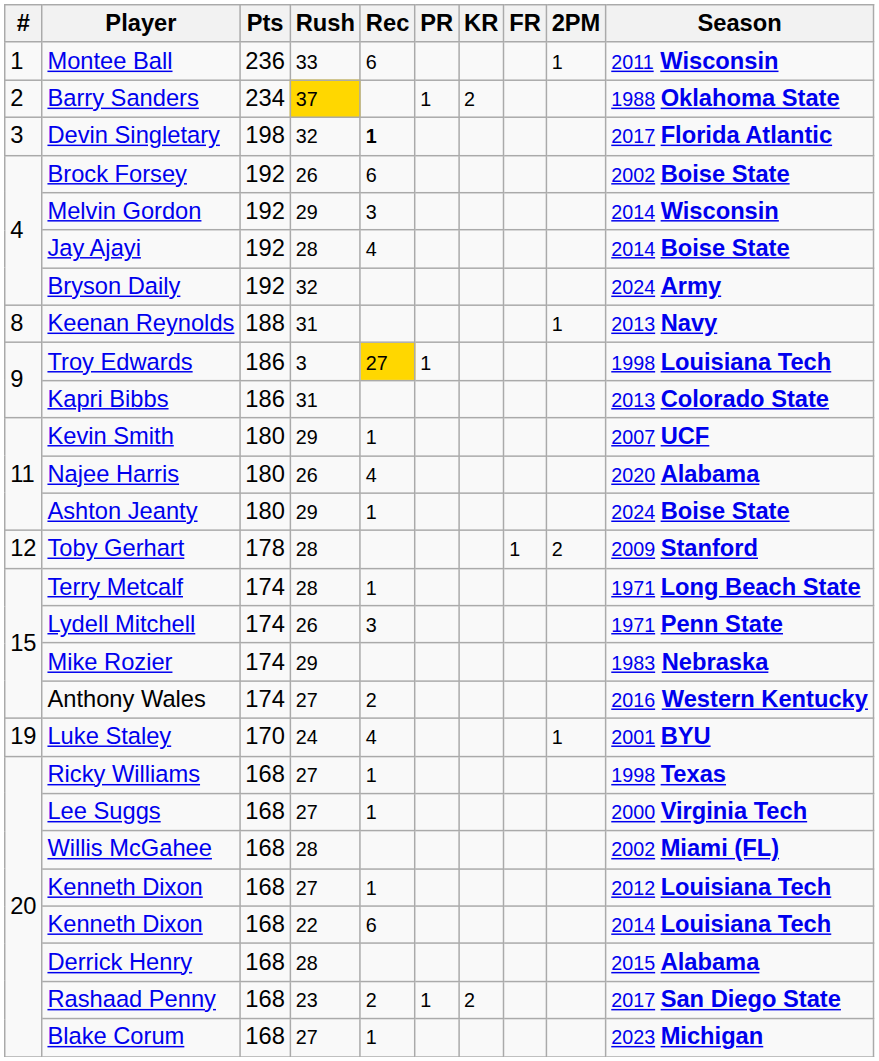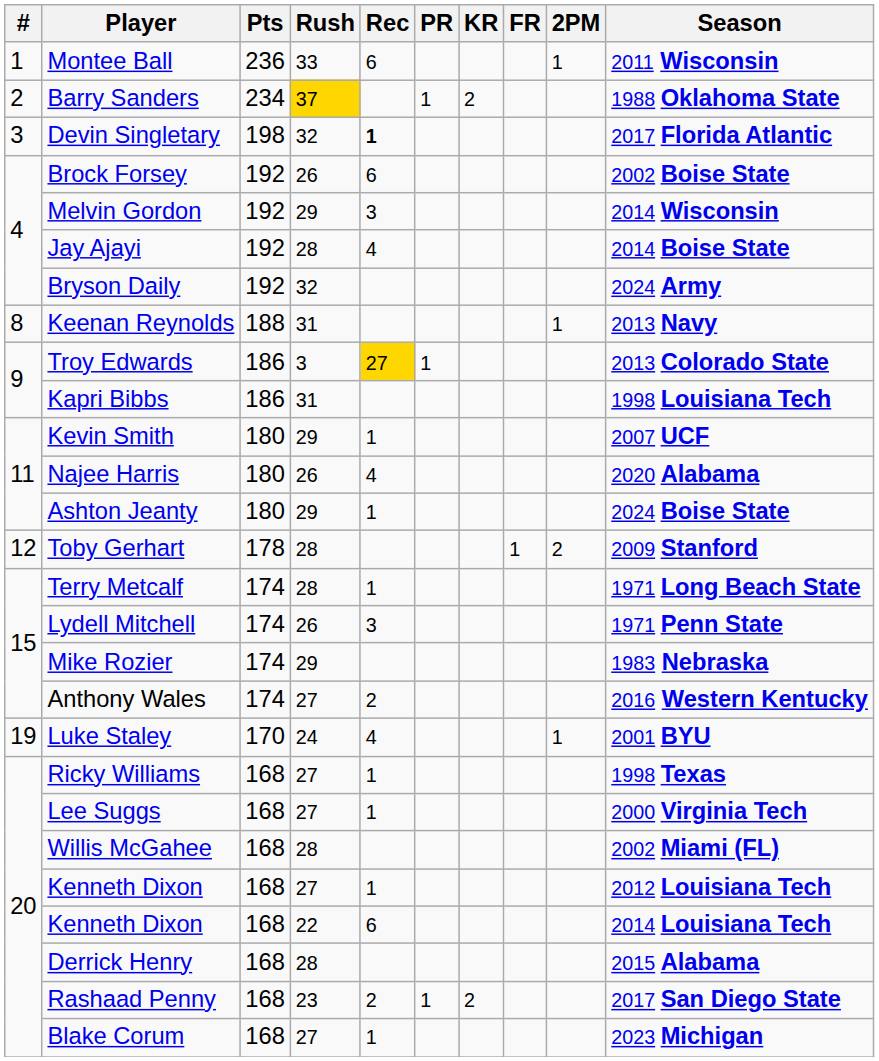(721, 361) 1998 Louisiana Tech -> (720, 361) 2013 Colorado State
(720, 398) 2013 Colorado State -> (721, 398) 1998 Louisiana Tech
